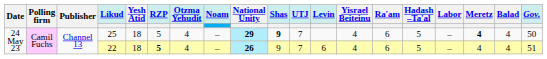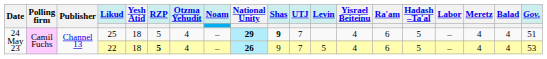(479, 35) bold -> (479, 35) normal
(532, 35) 50 -> (532, 35) 51
(324, 48) 6 -> (324, 48) 5
(532, 48) 51 -> (532, 48) 53
